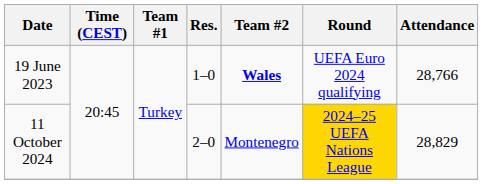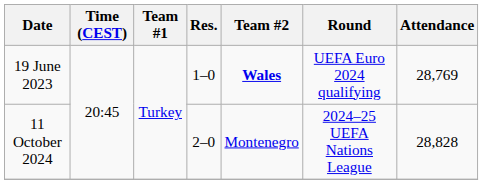(437, 74) 28,766 -> (437, 74) 28,769
(349, 141) gold background -> (349, 141) no background
(437, 141) 28,829 -> (437, 141) 28,828
